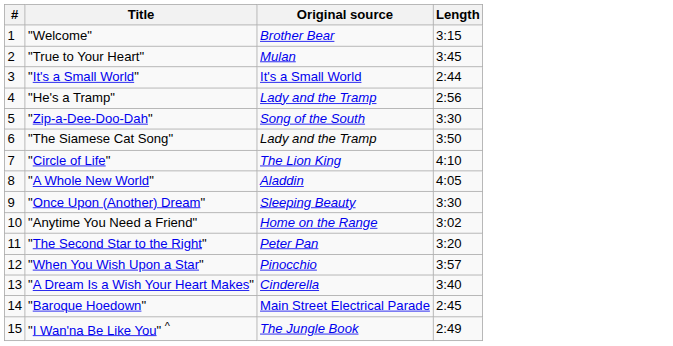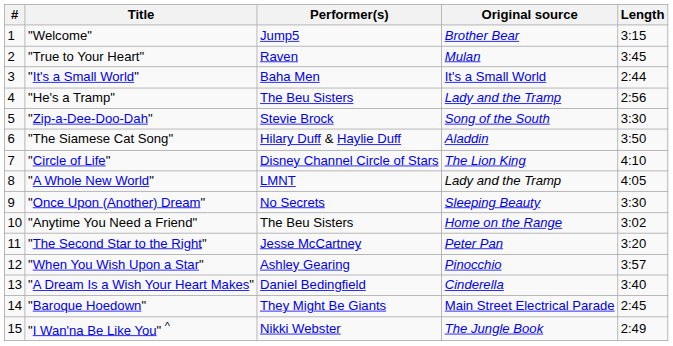+ column: (349, 14)
(318, 139) Lady and the Tramp -> (467, 139) Aladdin
(282, 181) Aladdin -> (503, 181) Lady and the Tramp
